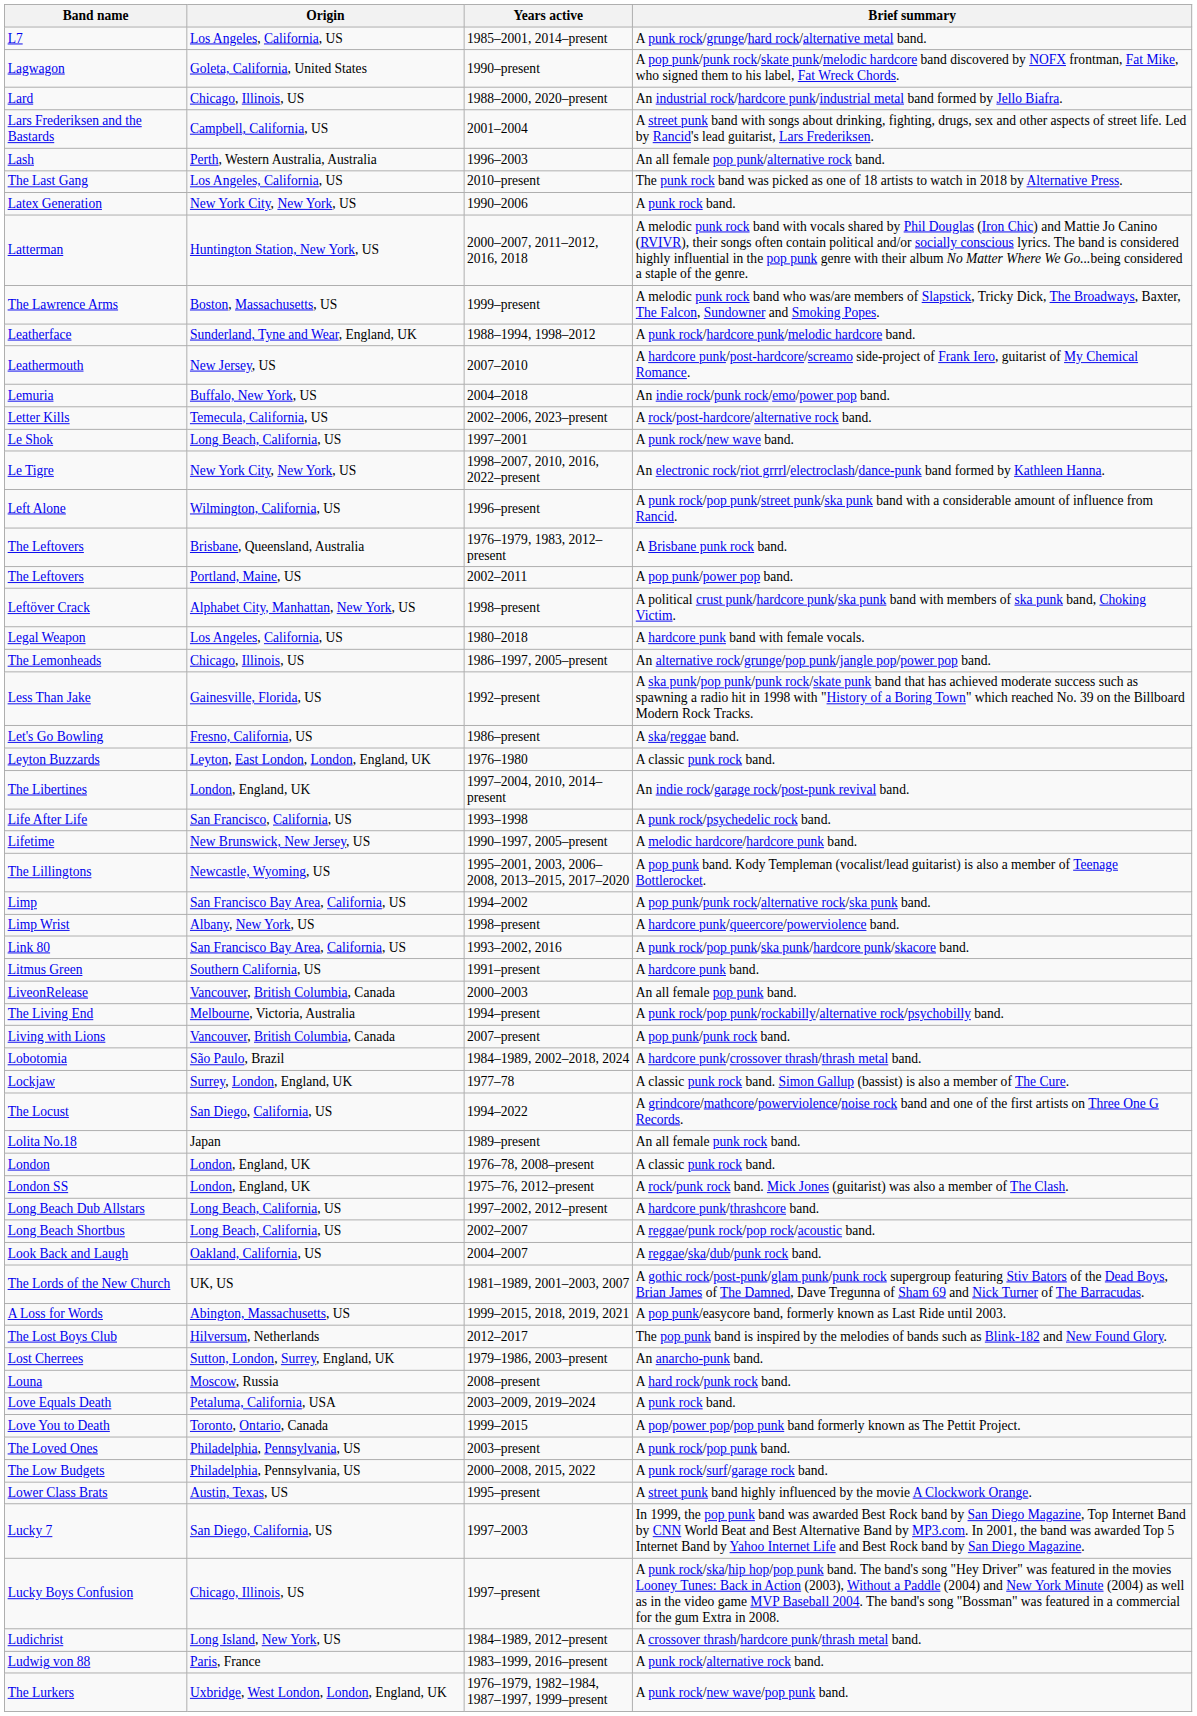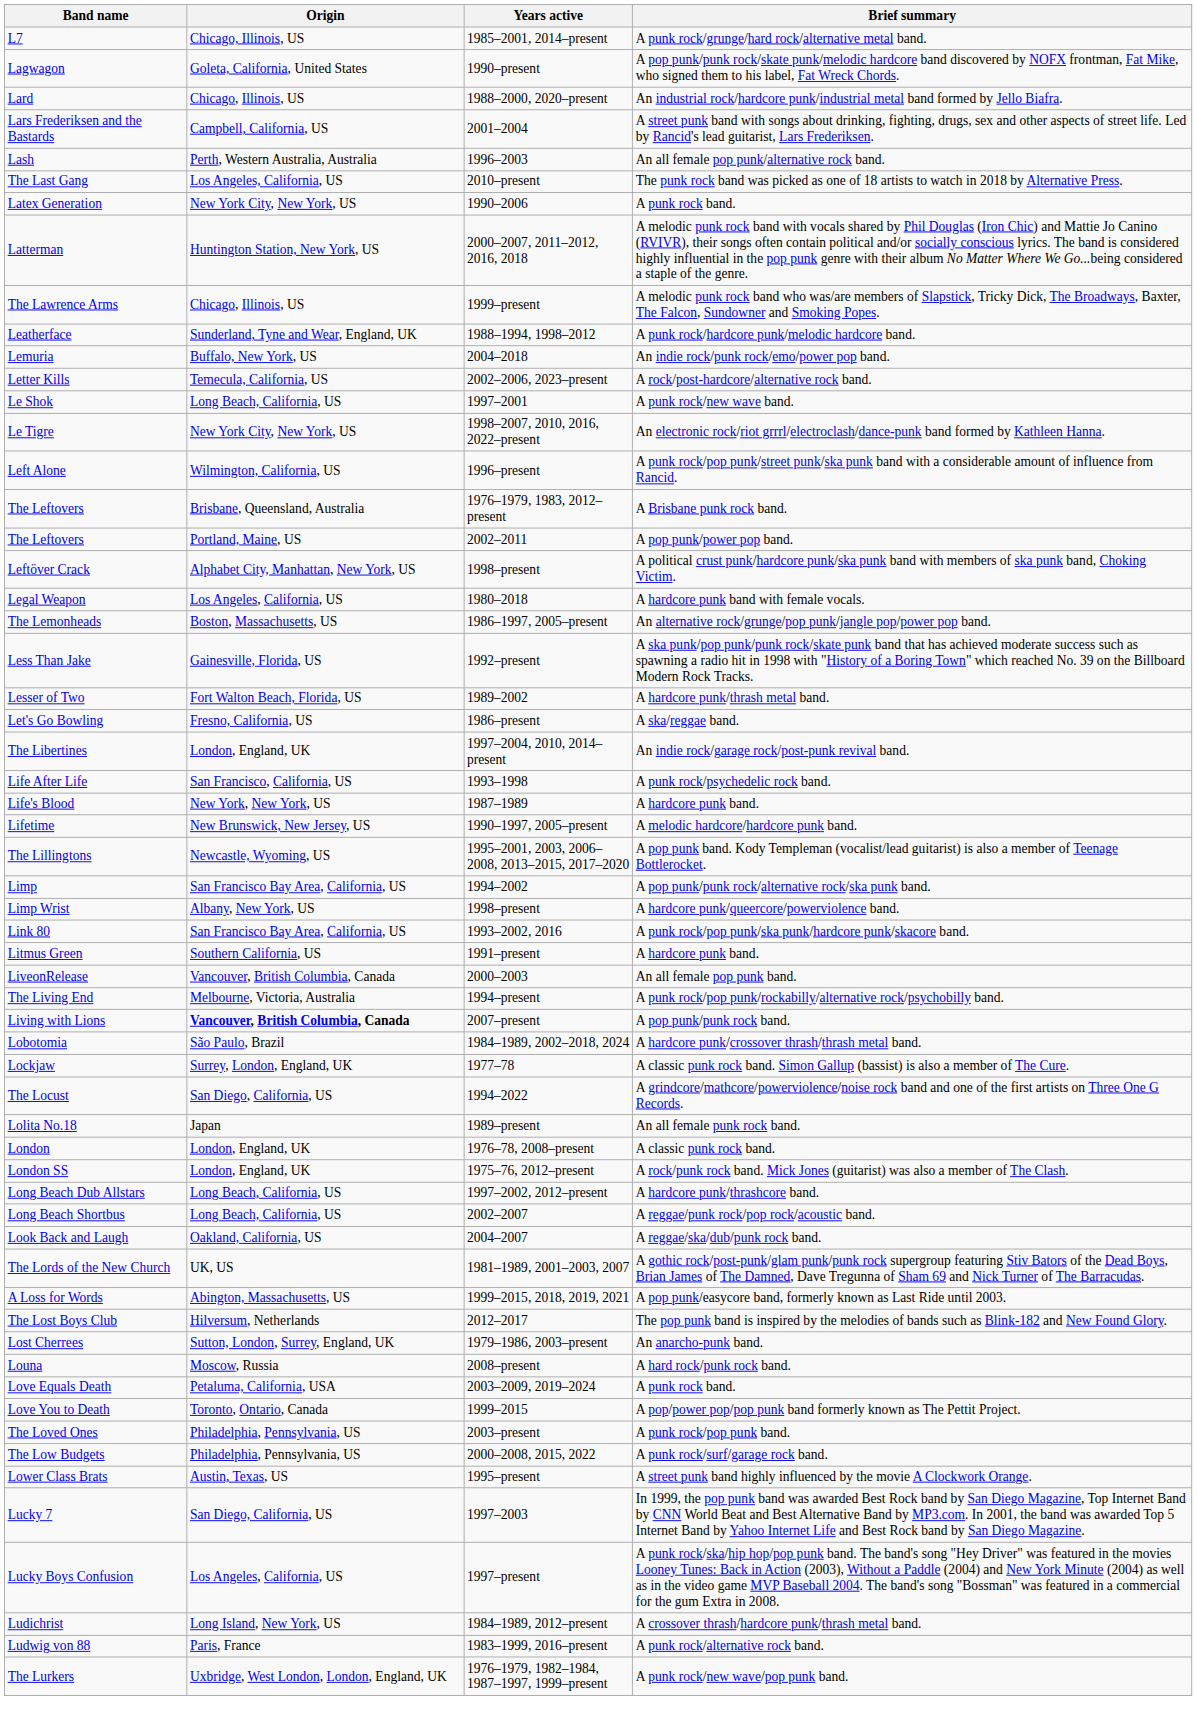(266, 38) Los Angeles, California, US -> (247, 38) Chicago, Illinois, US
(264, 304) Boston, Massachusetts, US -> (247, 304) Chicago, Illinois, US
- row: (46, 365)
(247, 660) Chicago, Illinois, US -> (264, 622) Boston, Massachusetts, US
+ row: (46, 698)
- row: (54, 759)
+ row: (41, 804)
(292, 1037) normal -> (300, 1021) bold
(247, 1593) Chicago, Illinois, US -> (266, 1577) Los Angeles, California, US
